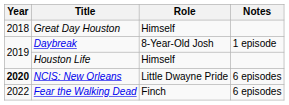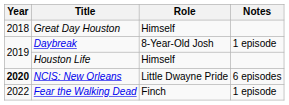(257, 92) 6 episodes -> (255, 92) 1 episode
